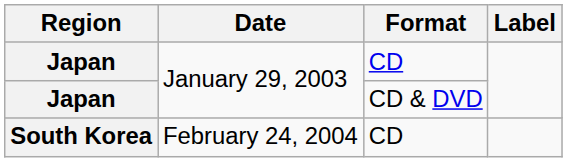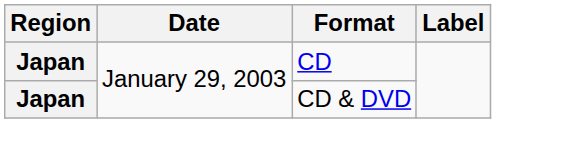- row: (81, 136)
